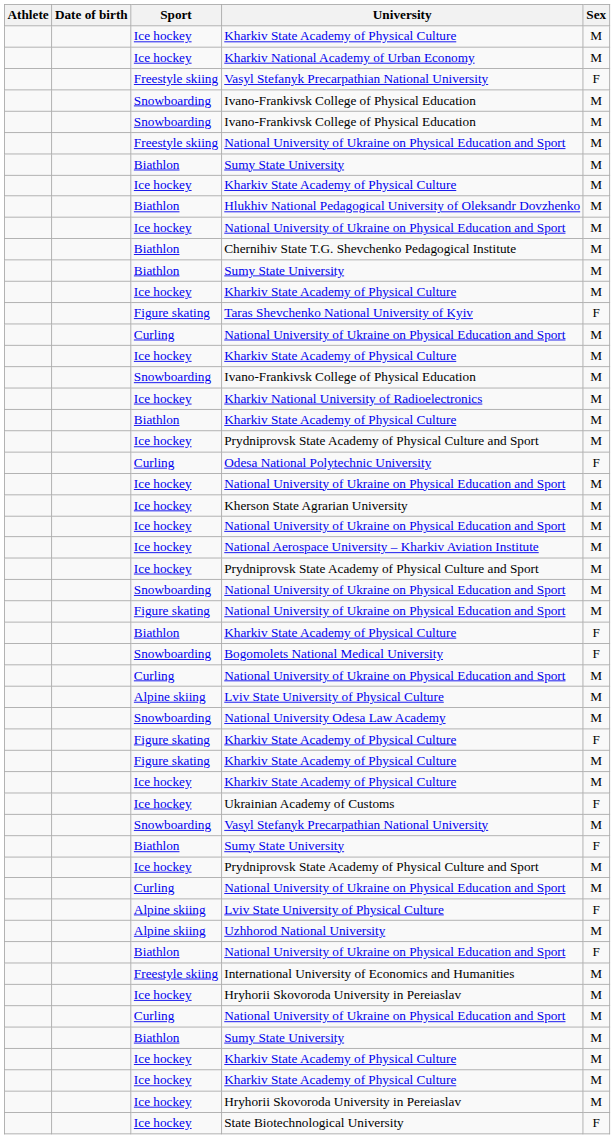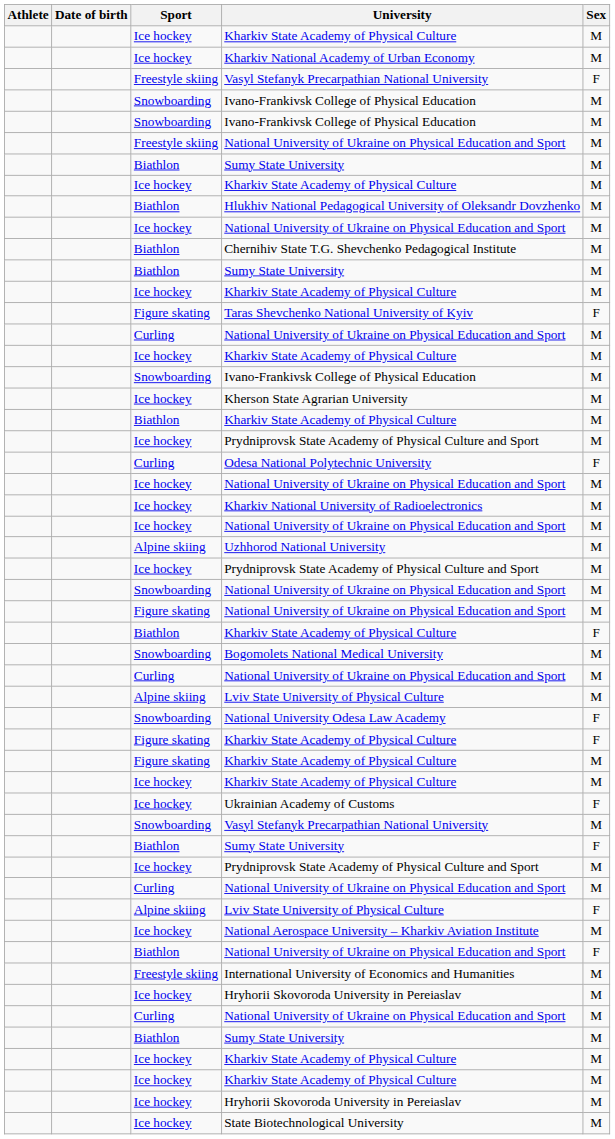rows swapped: (163, 398) <-> (163, 505)
rows swapped: (163, 547) <-> (170, 931)
(596, 654) F -> (596, 654) M
(596, 718) M -> (596, 718) F
(596, 1122) F -> (596, 1122) M
